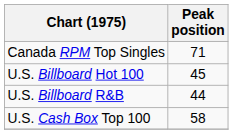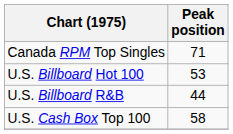(198, 74) 45 -> (198, 74) 53
